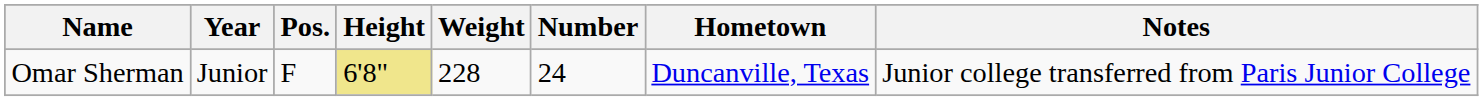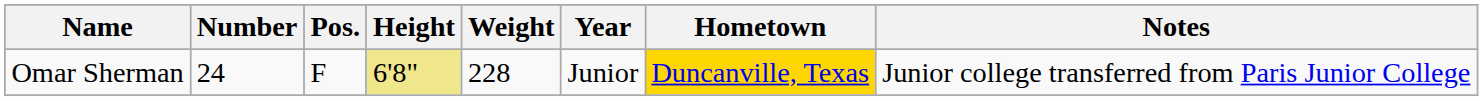columns swapped: (588, 26) <-> (232, 26)
(760, 71) no background -> (760, 71) gold background
